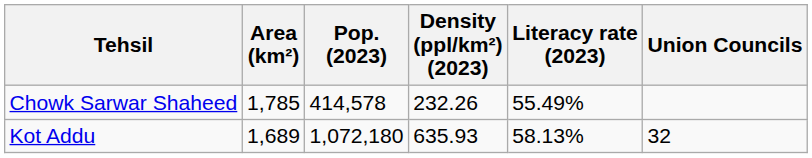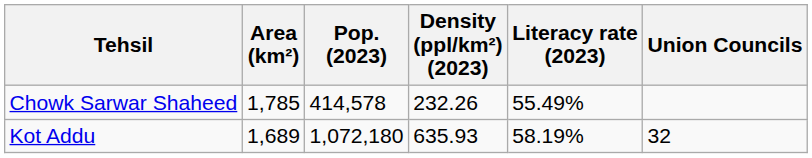(548, 135) 58.13% -> (548, 135) 58.19%
